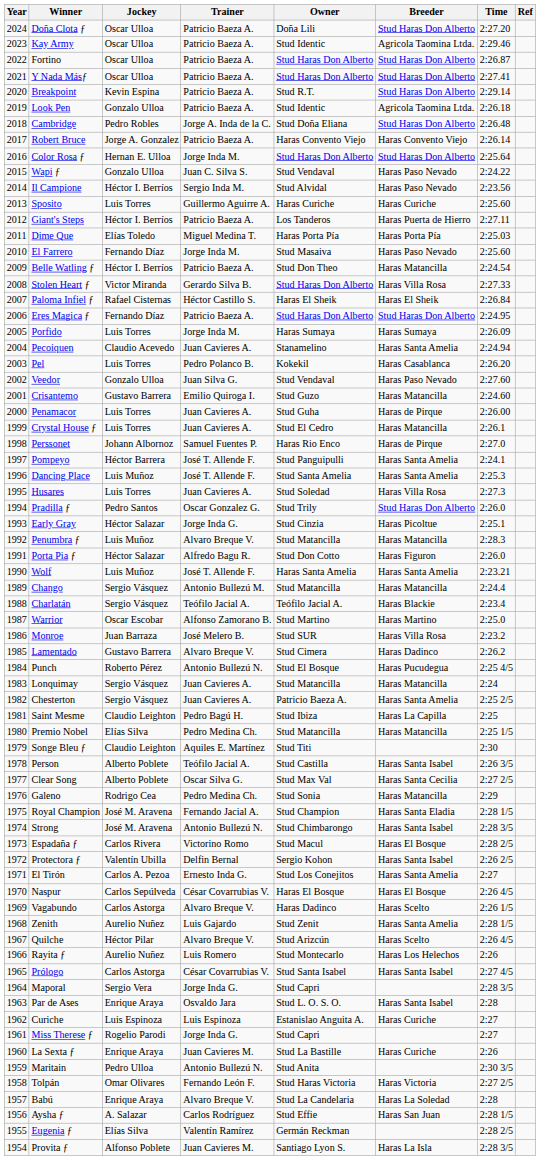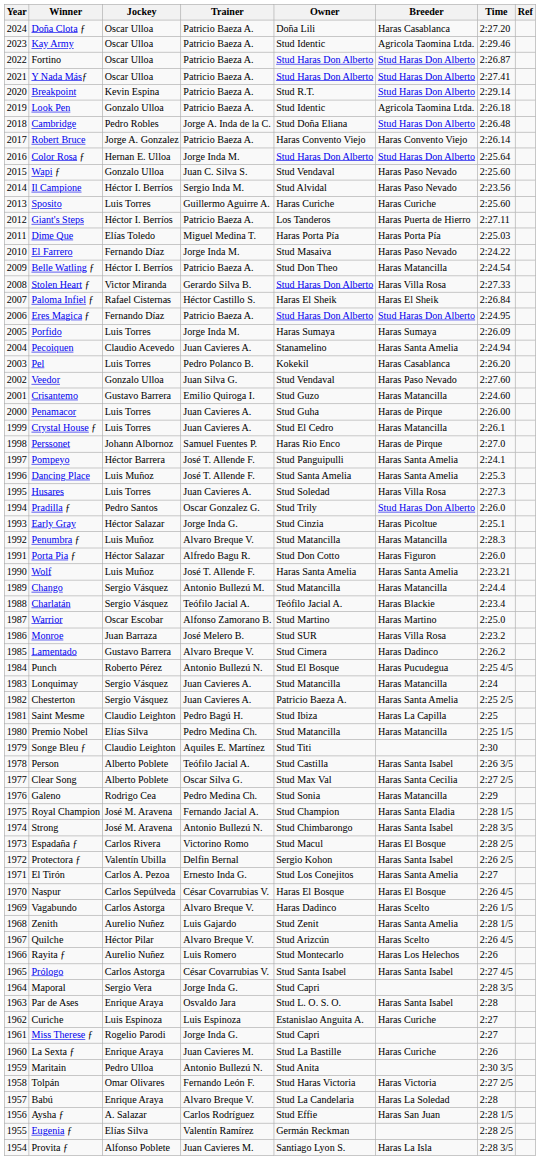(427, 28) Stud Haras Don Alberto -> (414, 28) Haras Casablanca
(495, 172) 2:24.22 -> (495, 172) 2:25.60
(495, 252) 2:25.60 -> (495, 252) 2:24.22
